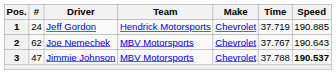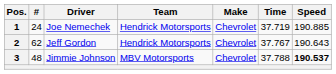(71, 27) Jeff Gordon -> (78, 27) Joe Nemechek
(78, 42) Joe Nemechek -> (71, 42) Jeff Gordon
(157, 42) MBV Motorsports -> (165, 42) Hendrick Motorsports
(37, 58) 47 -> (37, 58) 48
